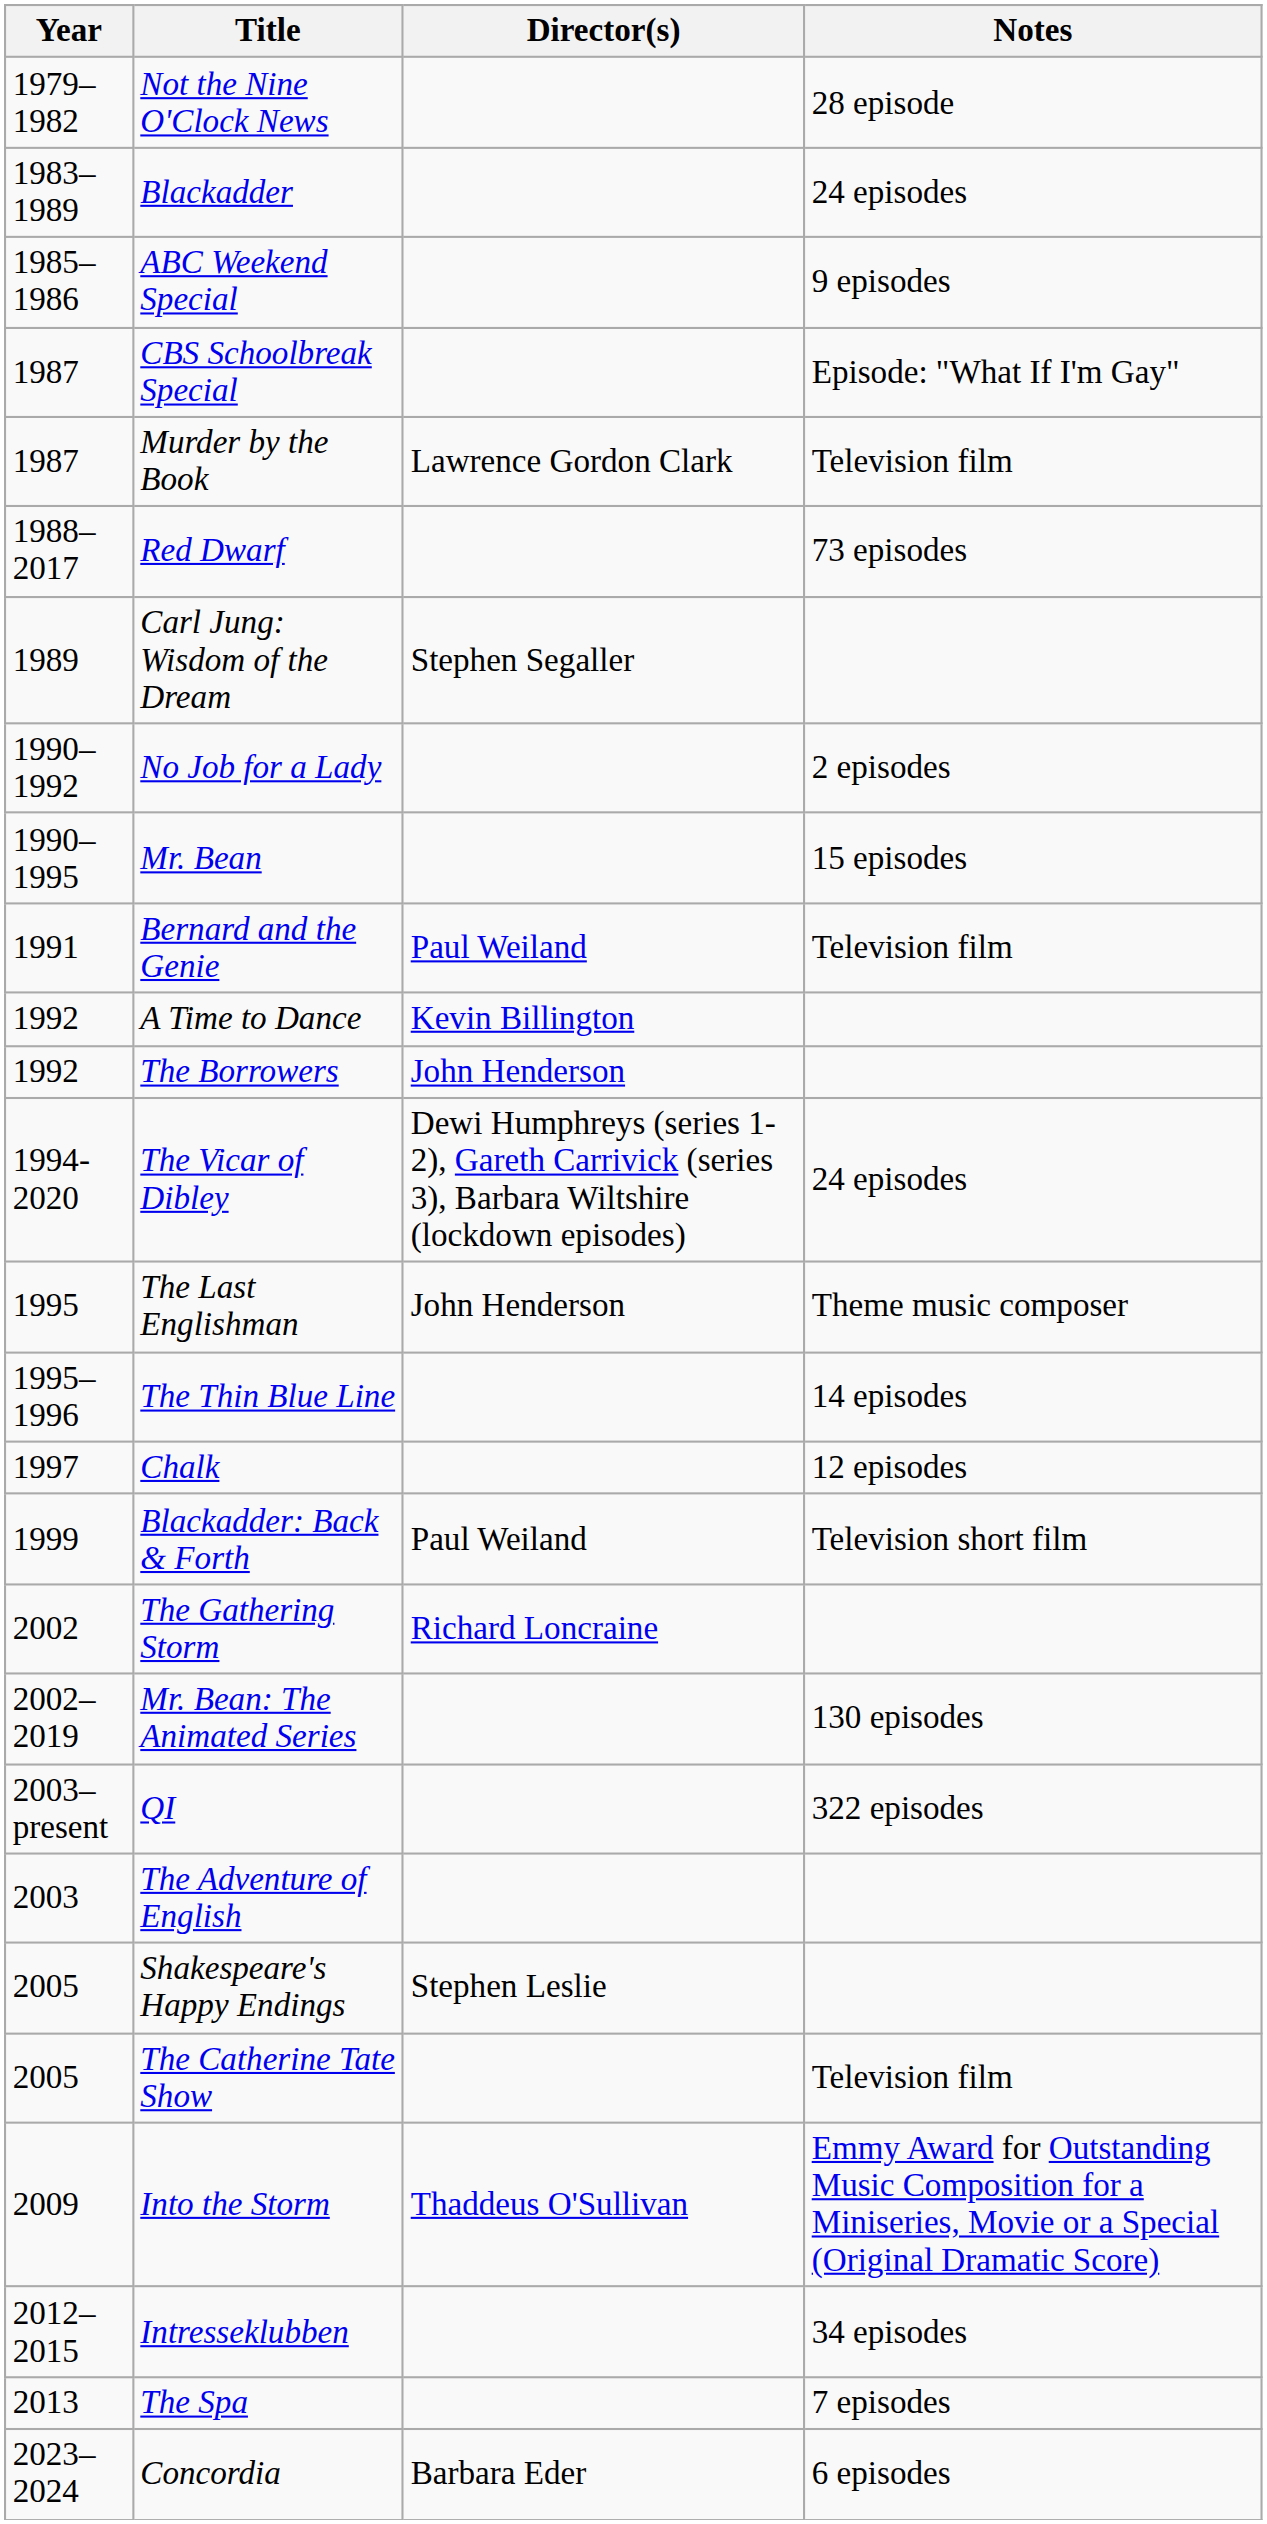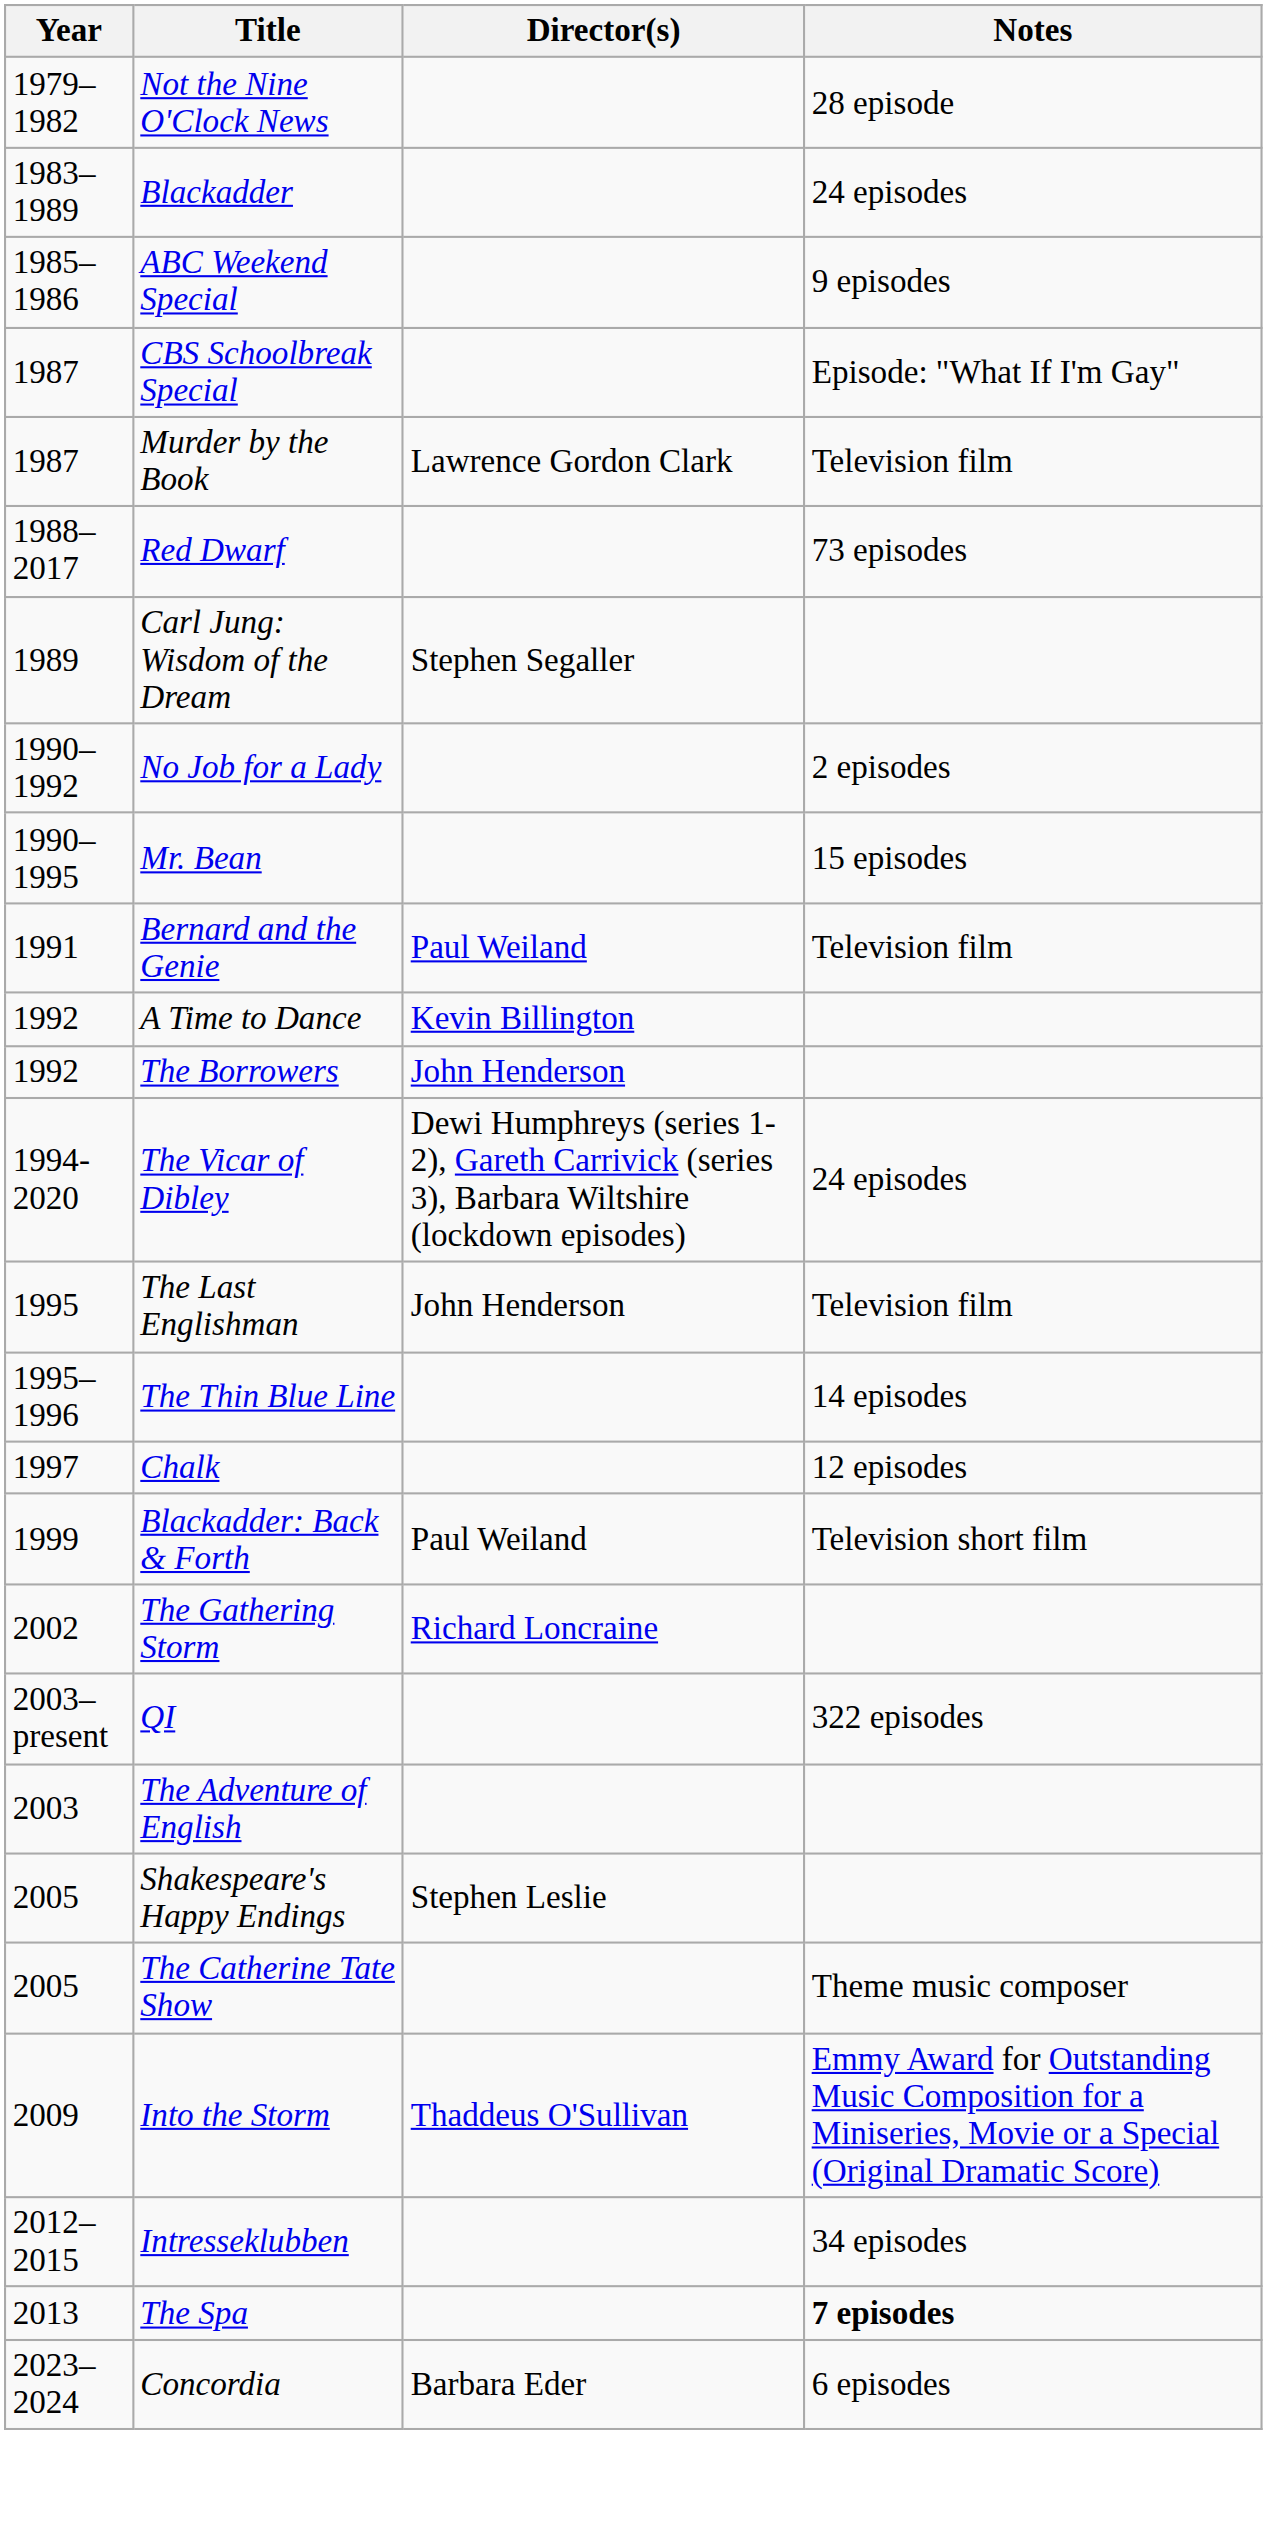(970, 1306) Theme music composer -> (912, 1306) Television film
- row: (248, 1718)
(912, 2077) Television film -> (970, 1987) Theme music composer
(881, 2402) normal -> (883, 2312) bold
